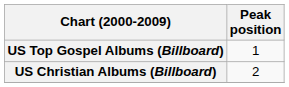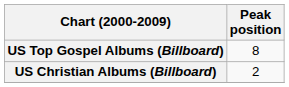(256, 51) 1 -> (256, 51) 8
